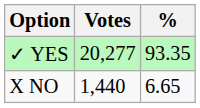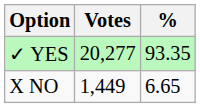(103, 86) 1,440 -> (103, 86) 1,449
